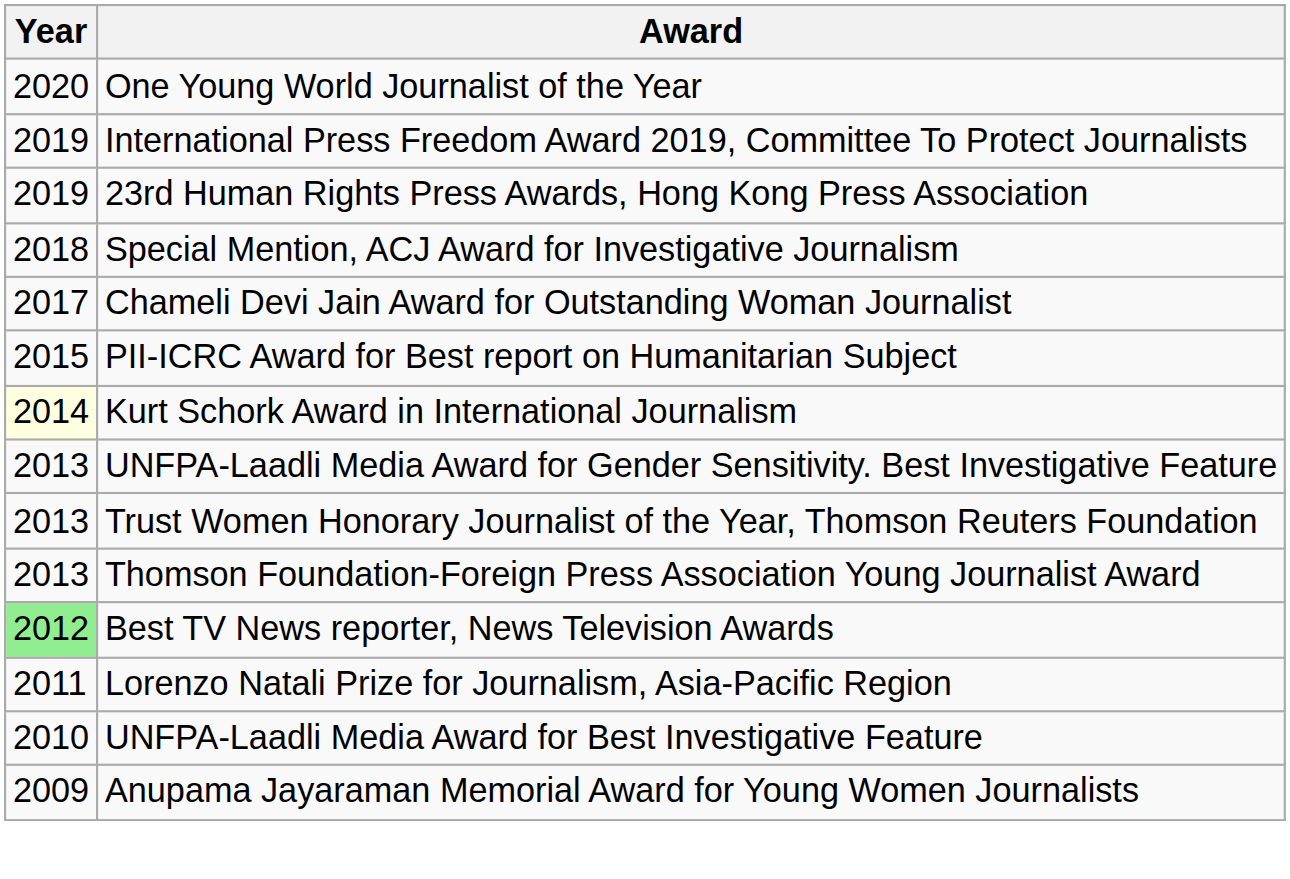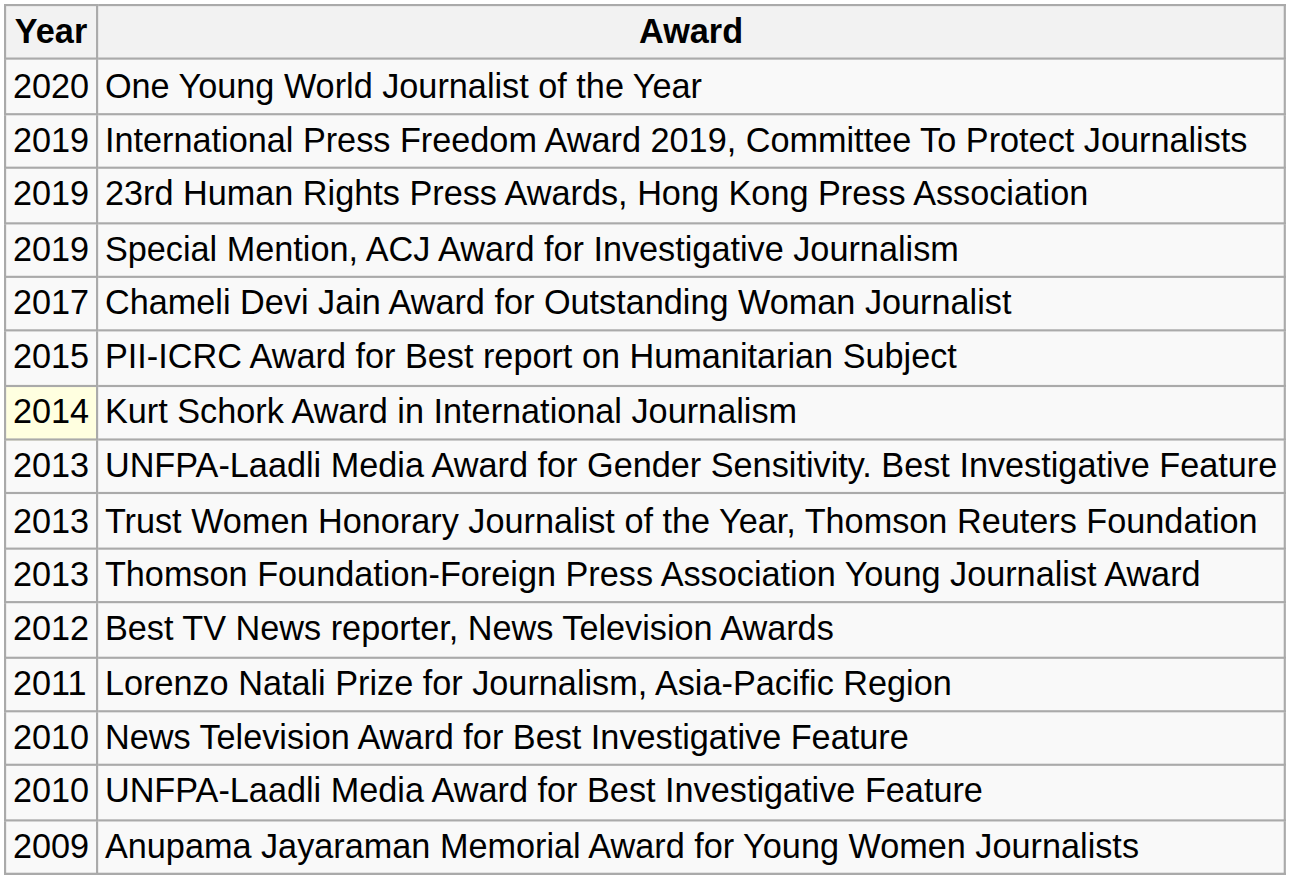(51, 248) 2018 -> (51, 248) 2019
(51, 628) lightgreen background -> (51, 628) no background
+ row: (507, 737)
